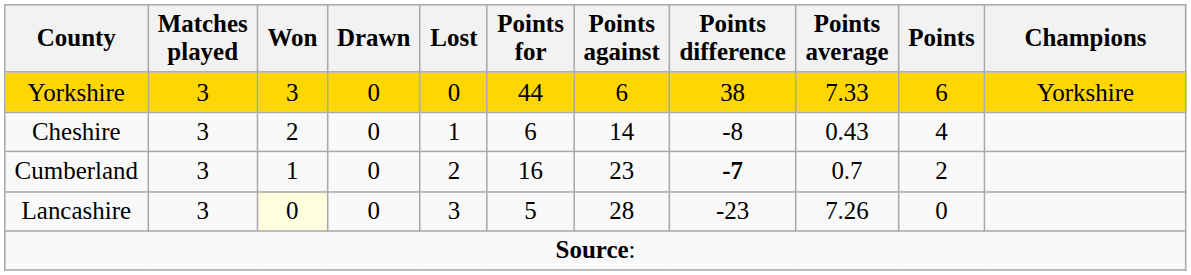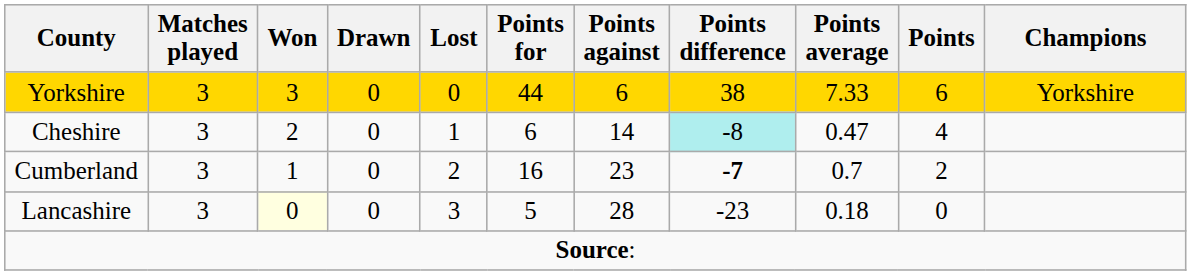(733, 131) no background -> (733, 131) paleturquoise background
(847, 131) 0.43 -> (847, 131) 0.47
(847, 210) 7.26 -> (847, 210) 0.18
